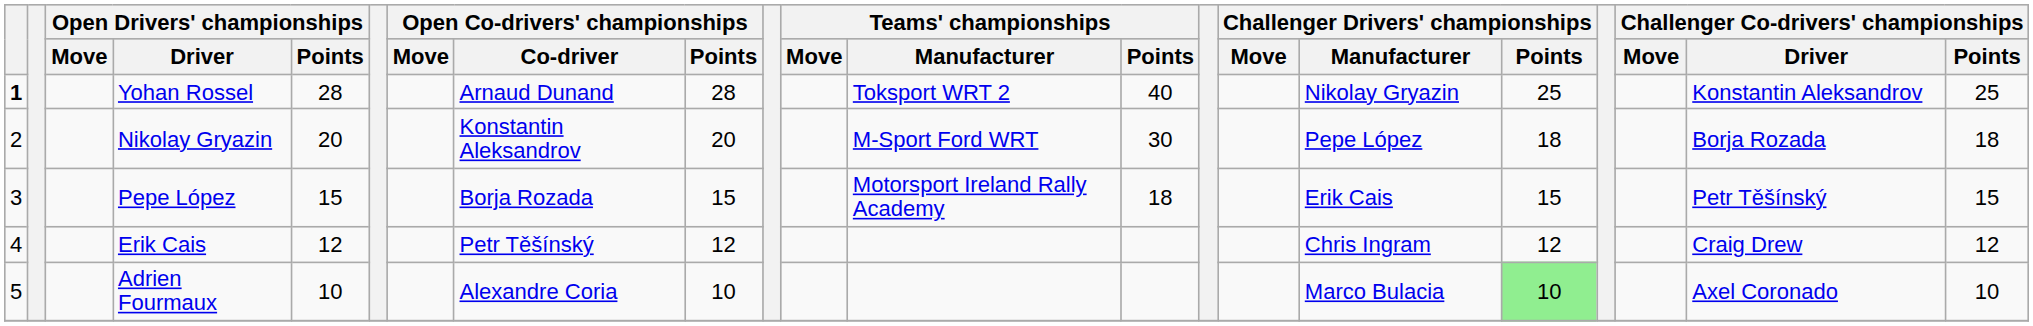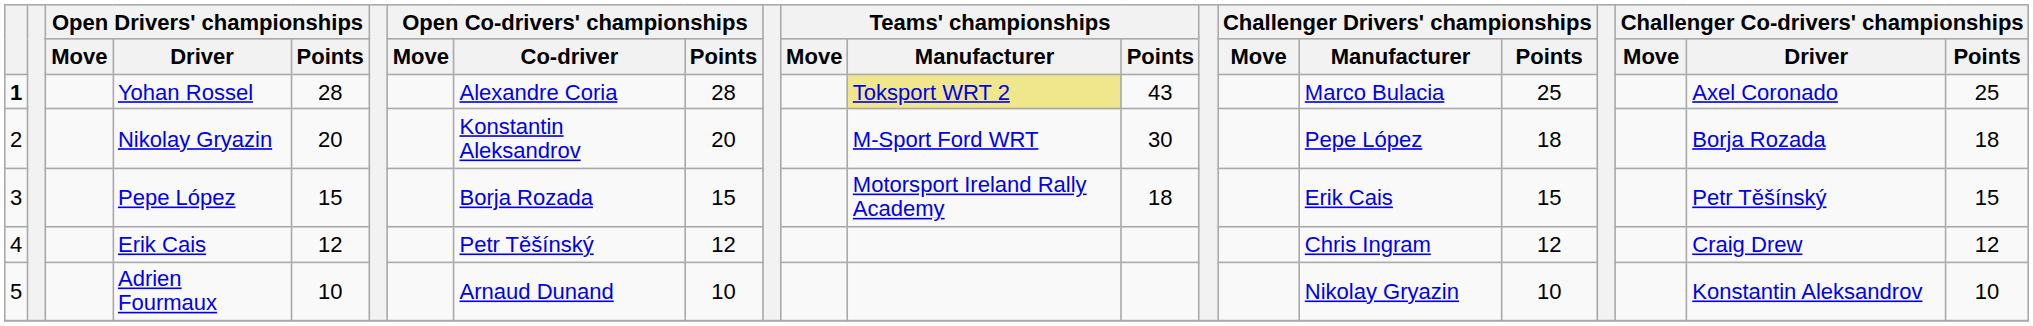(537, 91) Arnaud Dunand -> (538, 91) Alexandre Coria
(931, 91) no background -> (931, 91) khaki background
(1160, 91) 40 -> (1160, 91) 43
(1382, 91) Nikolay Gryazin -> (1375, 91) Marco Bulacia
(1807, 91) Konstantin Aleksandrov -> (1765, 91) Axel Coronado
(538, 291) Alexandre Coria -> (537, 291) Arnaud Dunand
(1375, 291) Marco Bulacia -> (1382, 291) Nikolay Gryazin
(1549, 291) lightgreen background -> (1549, 291) no background
(1765, 291) Axel Coronado -> (1807, 291) Konstantin Aleksandrov
